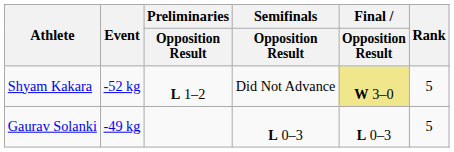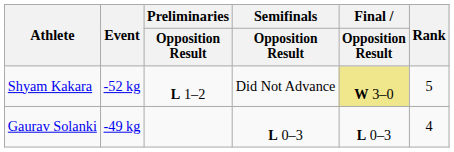(429, 127) 5 -> (429, 127) 4
